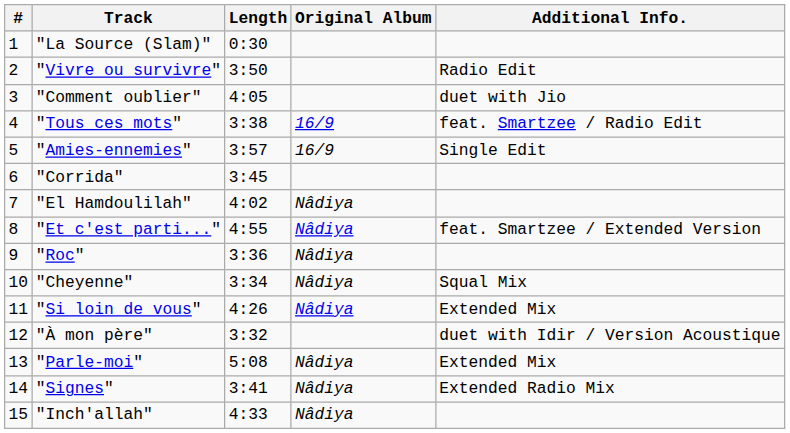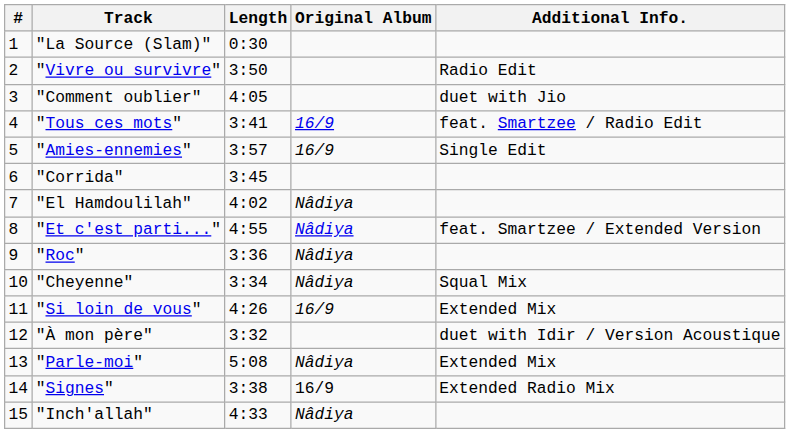(248, 124) 3:38 -> (248, 124) 3:41
(324, 309) Nâdiya -> (315, 309) 16/9
(248, 389) 3:41 -> (248, 389) 3:38
(324, 389) Nâdiya -> (315, 389) 16/9
